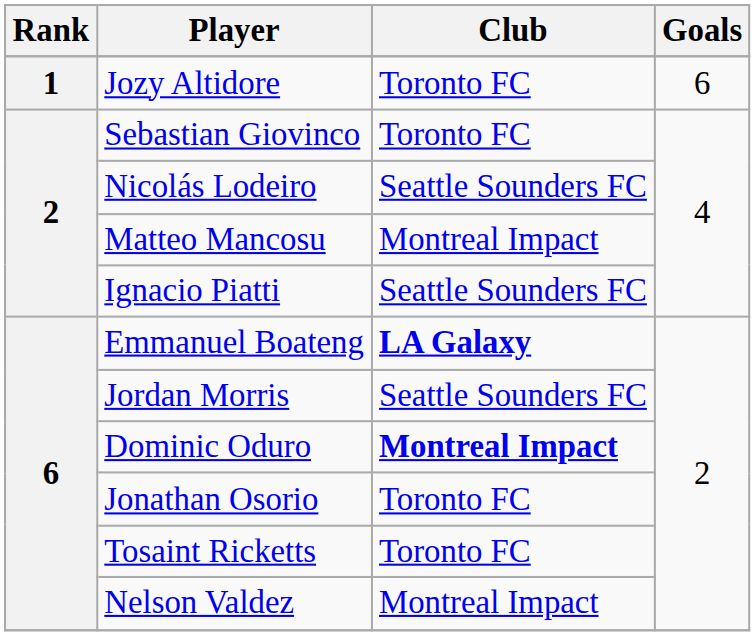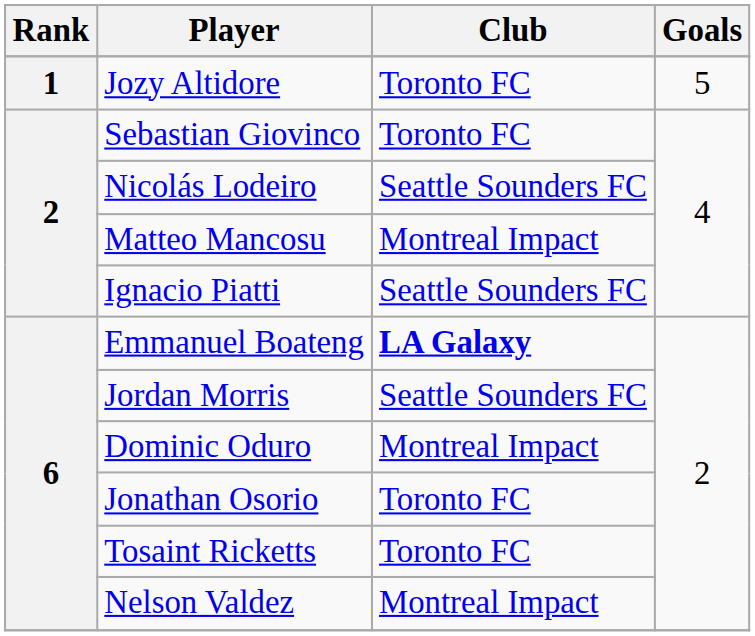(702, 82) 6 -> (702, 82) 5
(499, 446) bold -> (489, 446) normal
